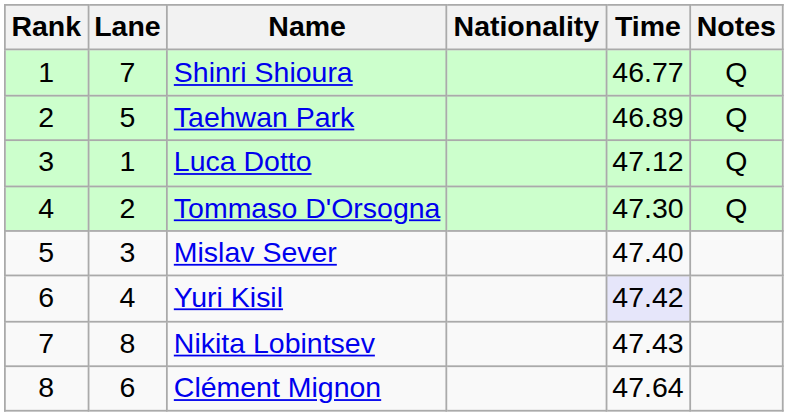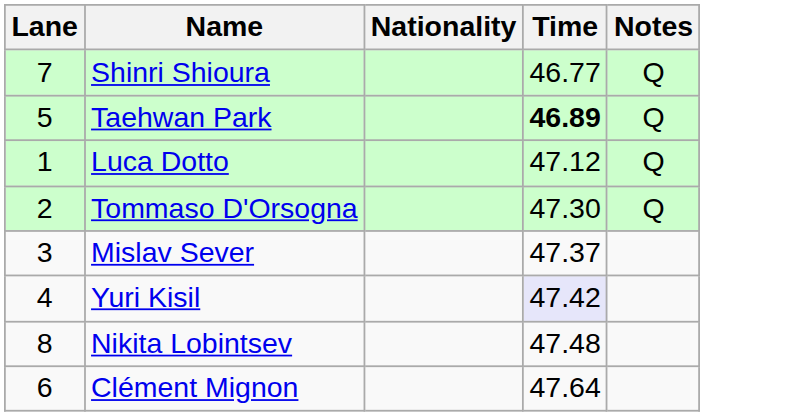- column: (46, 27)
(648, 117) normal -> (565, 117) bold
(648, 252) 47.40 -> (565, 252) 47.37
(648, 343) 47.43 -> (565, 343) 47.48
